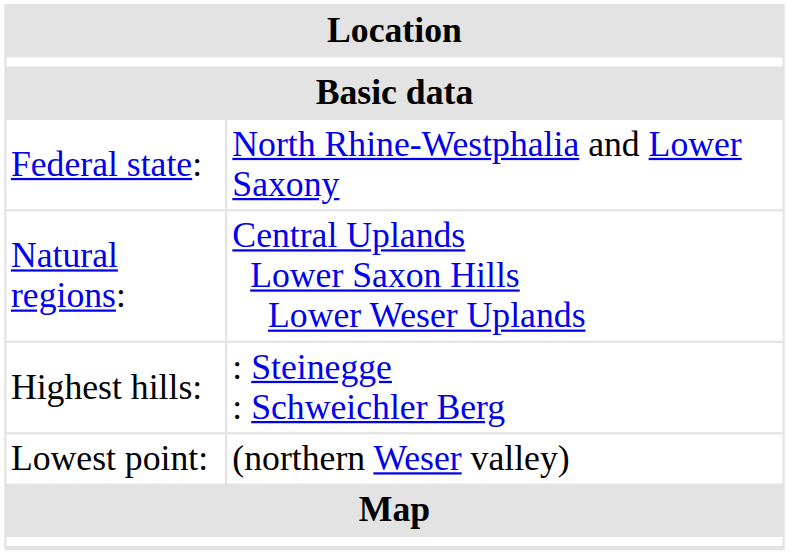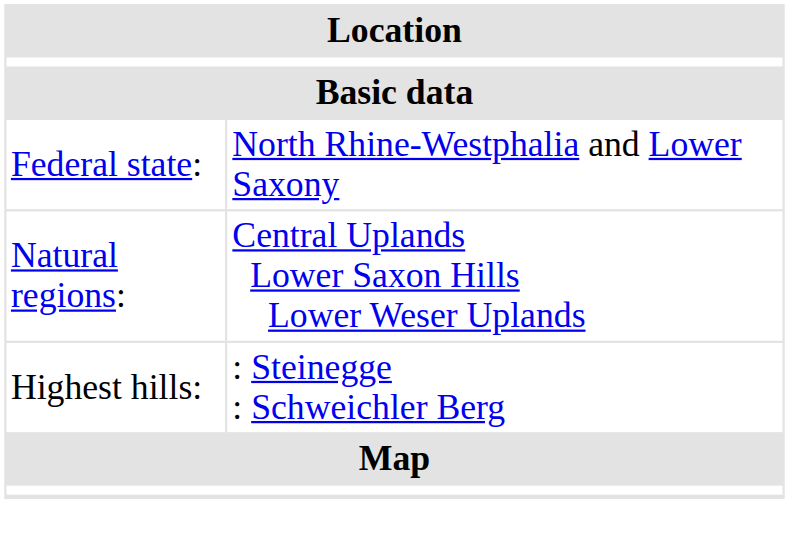- row: (110, 458)
